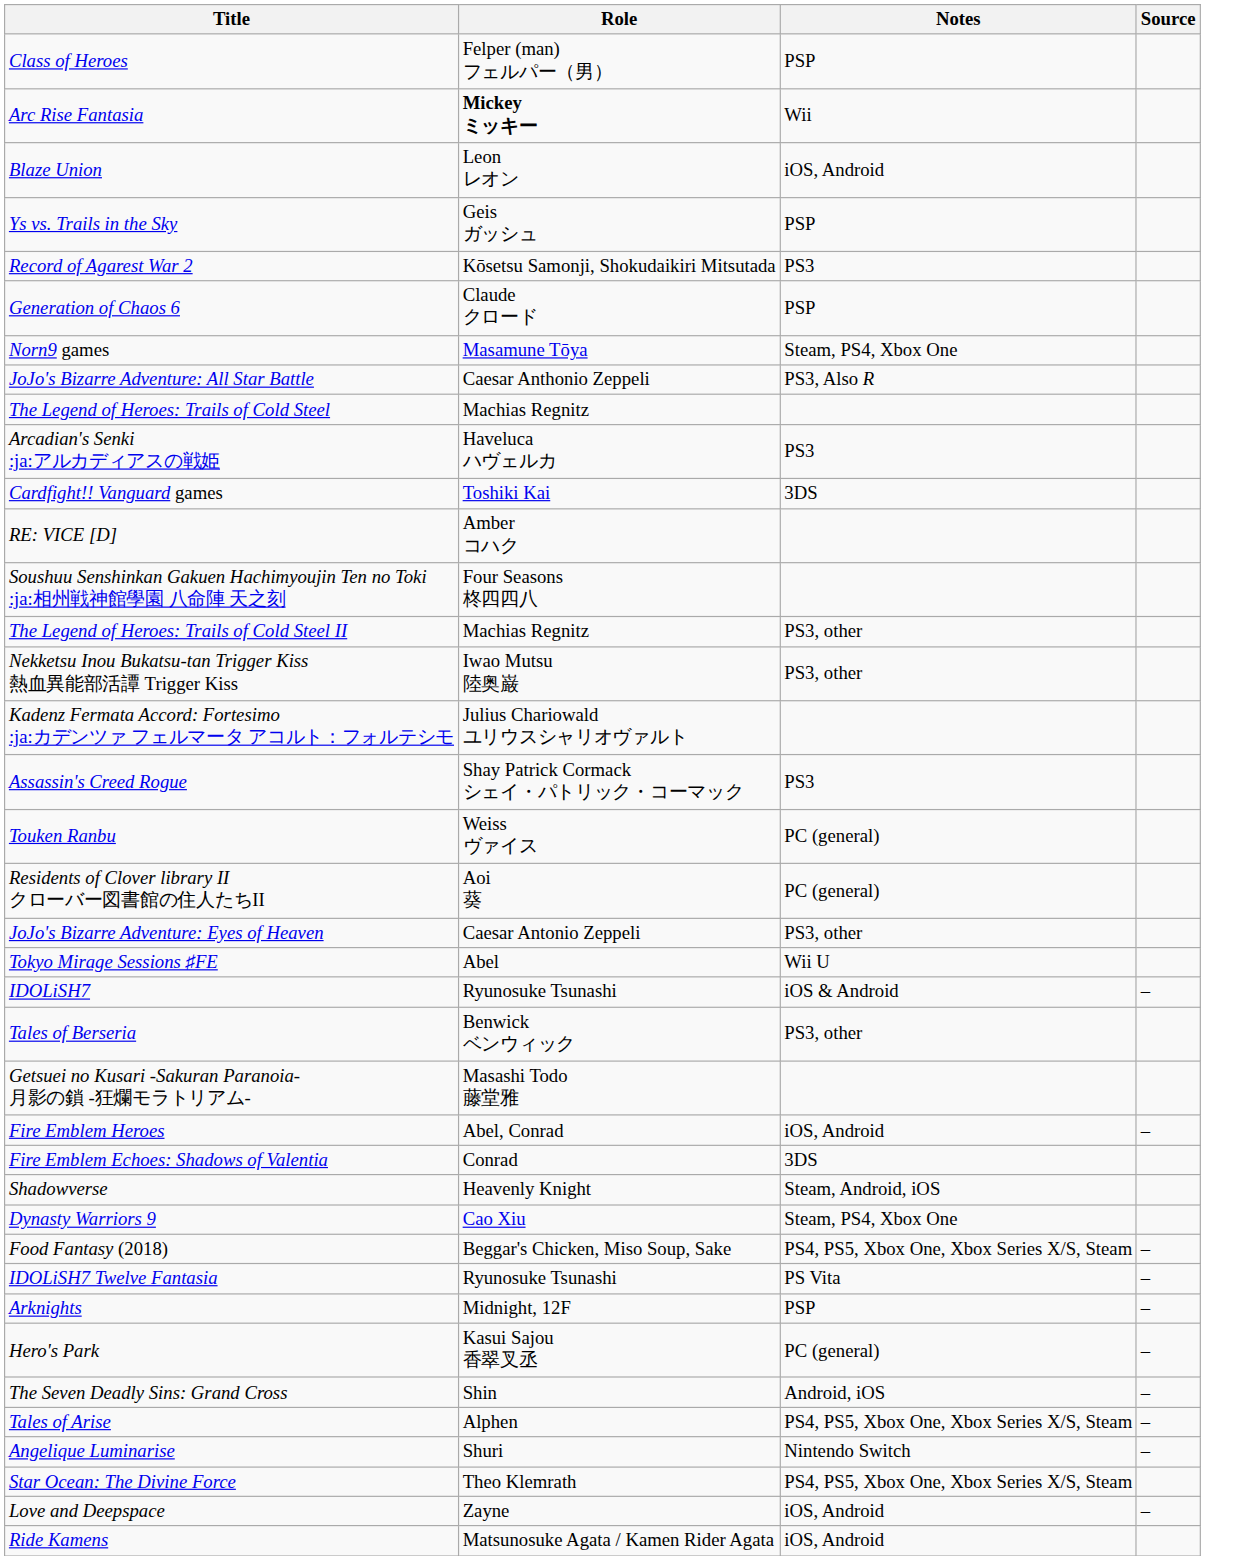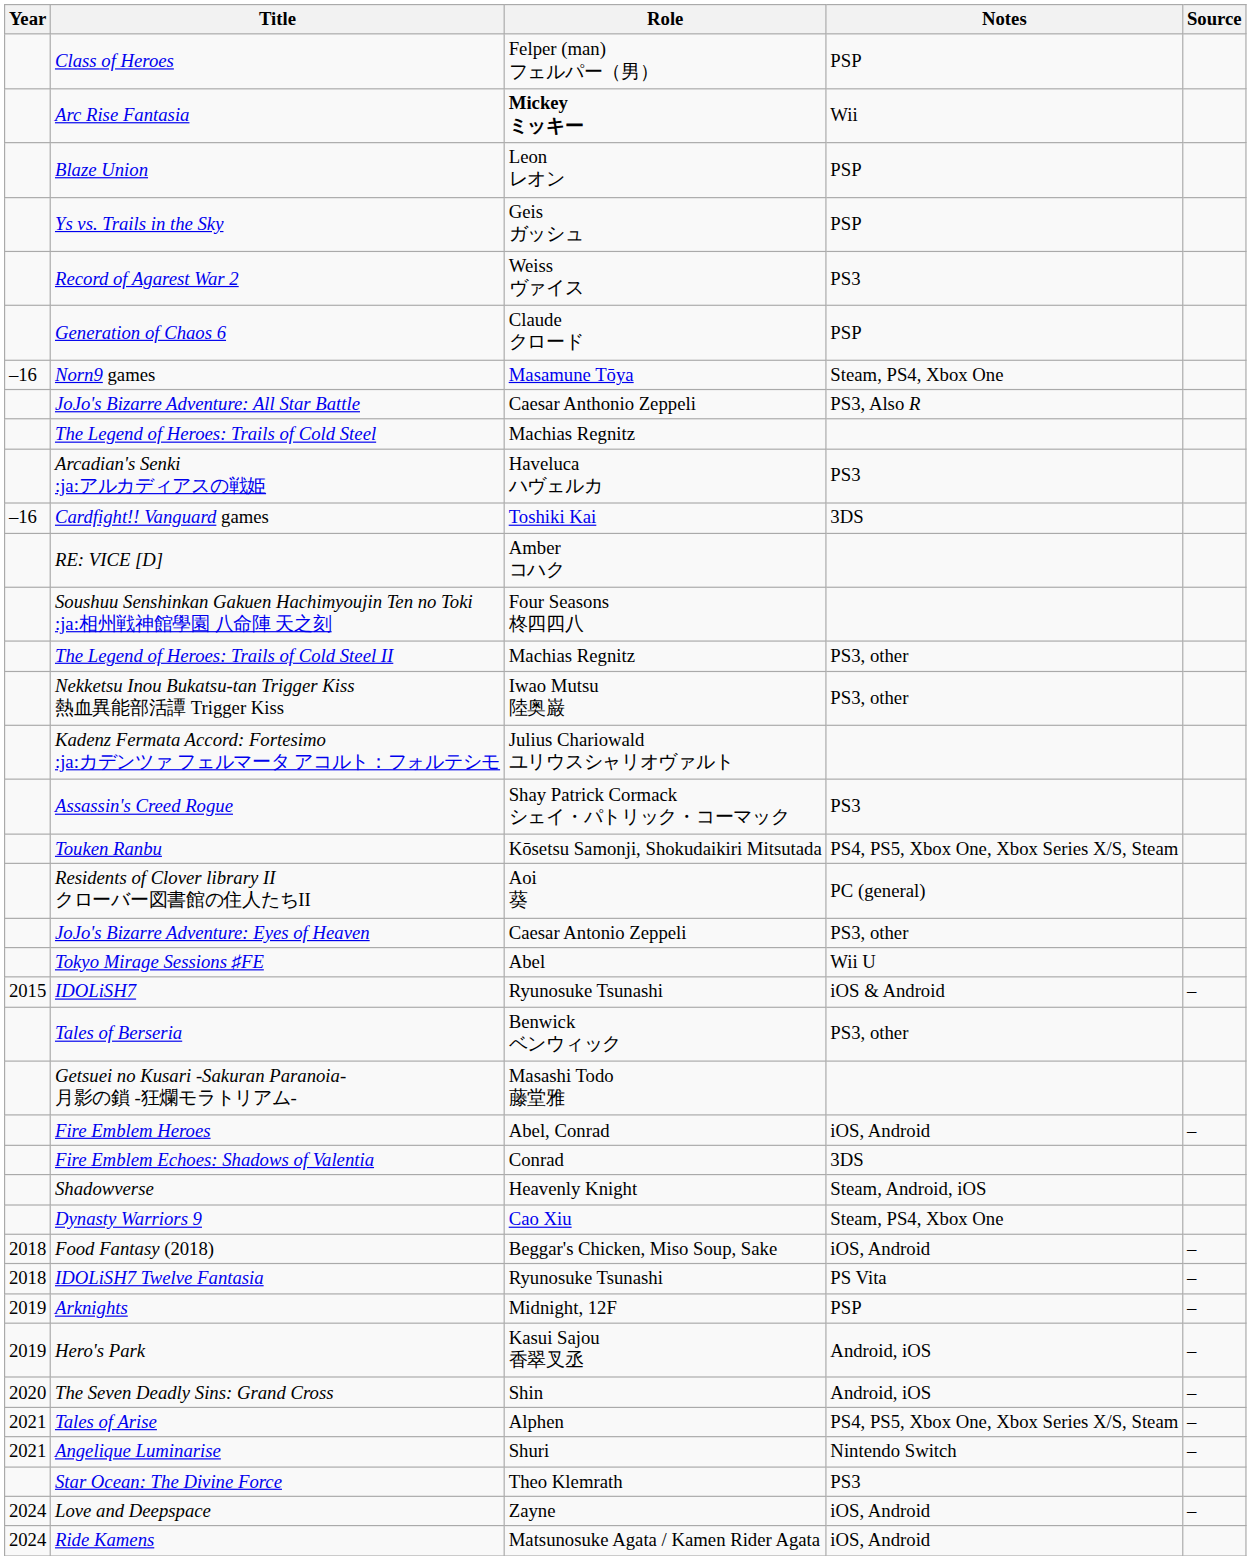+ column: (28, 19)
(834, 169) iOS, Android -> (846, 169) PSP
(619, 266) Kōsetsu Samonji, Shokudaikiri Mitsutada -> (546, 277) Weiss ヴァイス
(500, 835) Weiss ヴァイス -> (665, 848) Kōsetsu Samonji, Shokudaikiri Mitsutada
(832, 836) PC (general) -> (1004, 848) PS4, PS5, Xbox One, Xbox Series X/S, Steam
(958, 1248) PS4, PS5, Xbox One, Xbox Series X/S, Steam -> (880, 1248) iOS, Android
(832, 1350) PC (general) -> (881, 1350) Android, iOS
(958, 1481) PS4, PS5, Xbox One, Xbox Series X/S, Steam -> (845, 1481) PS3
